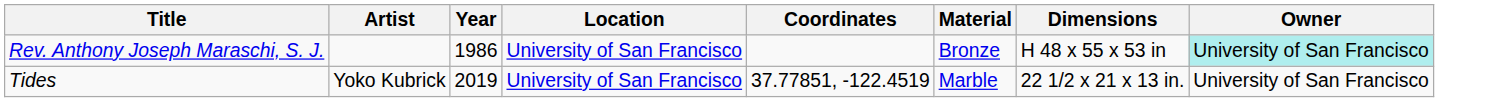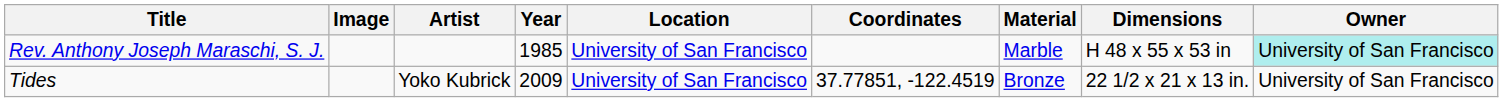+ column: (361, 19)
(476, 50) 1986 -> (541, 50) 1985
(969, 50) Bronze -> (1033, 50) Marble
(476, 81) 2019 -> (541, 81) 2009
(968, 81) Marble -> (1034, 81) Bronze
